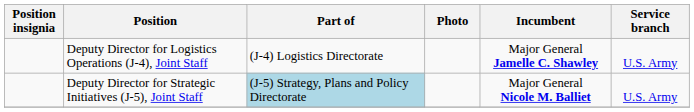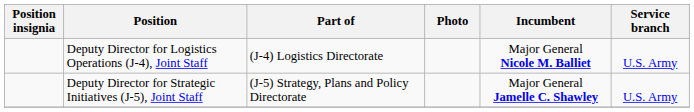(546, 55) Major General Jamelle C. Shawley -> (546, 55) Major General Nicole M. Balliet
(329, 90) lightblue background -> (329, 90) no background
(546, 90) Major General Nicole M. Balliet -> (546, 90) Major General Jamelle C. Shawley
